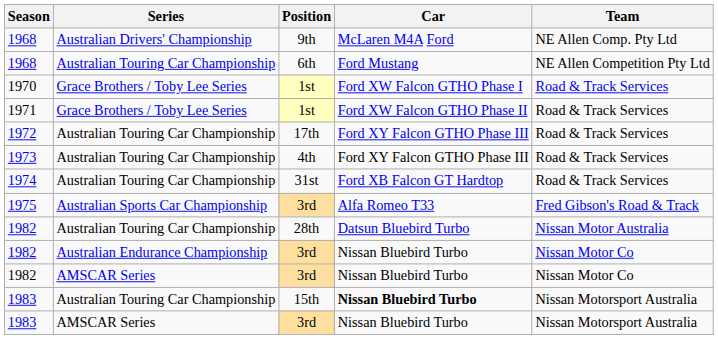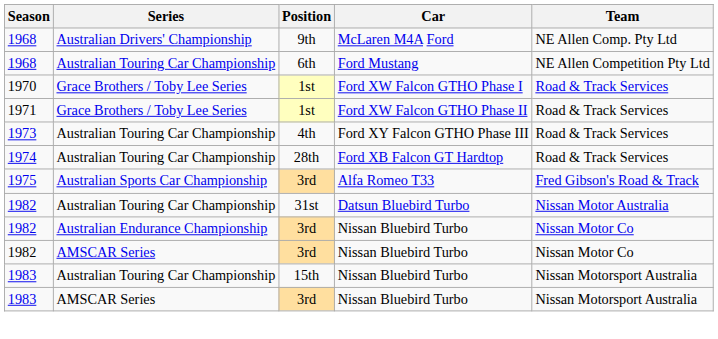- row: (22, 134)
(307, 181) 31st -> (307, 157) 28th
(307, 228) 28th -> (307, 204) 31st
(407, 299) bold -> (403, 275) normal
